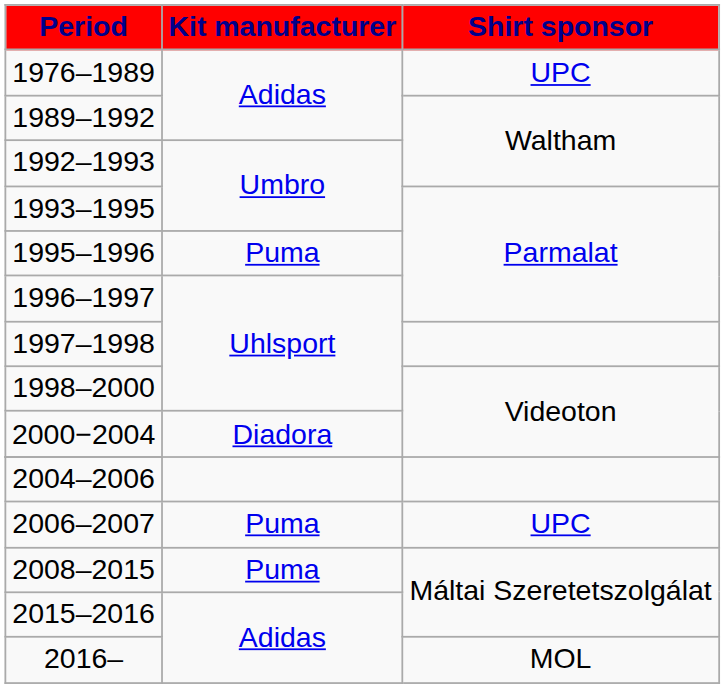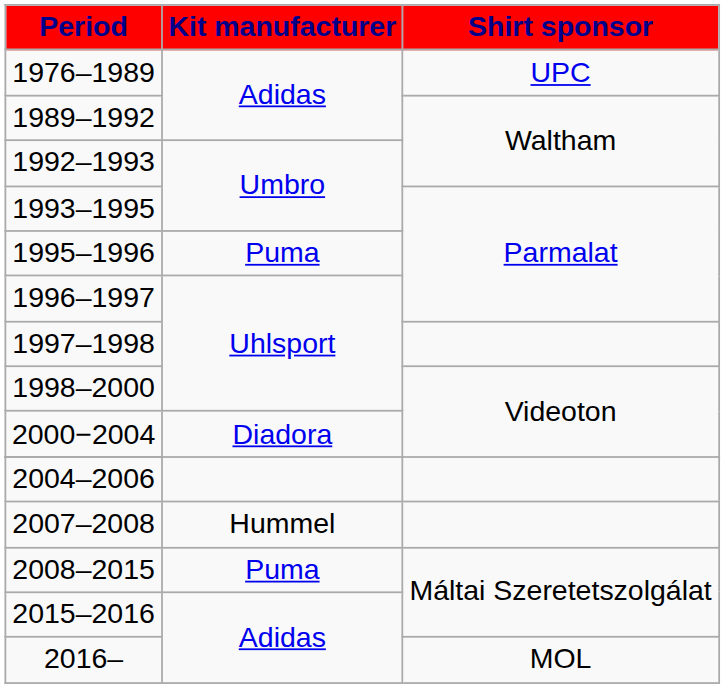- row: (84, 523)
+ row: (84, 523)
